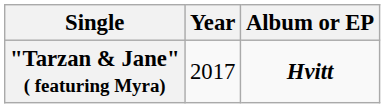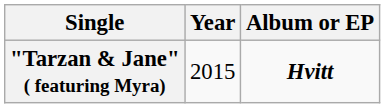(213, 71) 2017 -> (213, 71) 2015
